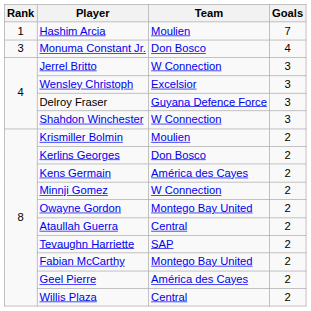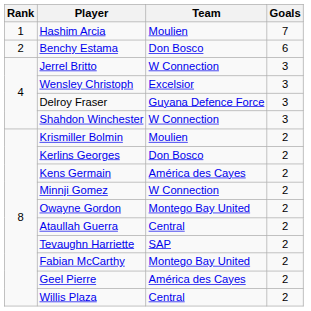+ row: (79, 48)
- row: (93, 48)
